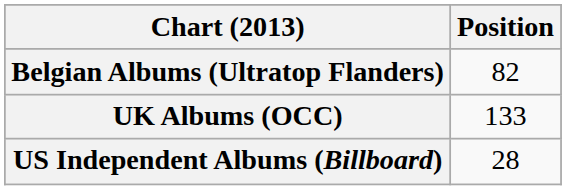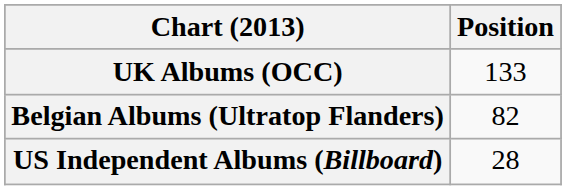rows swapped: (228, 71) <-> (228, 116)
